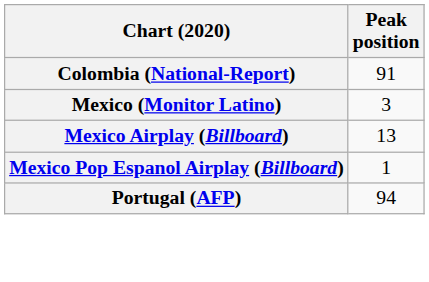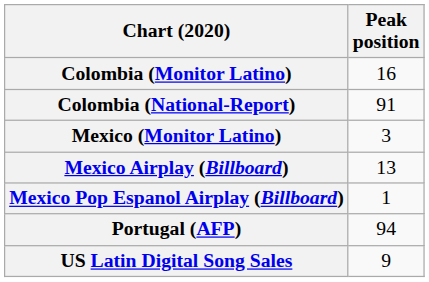+ row: (176, 73)
+ row: (176, 260)
